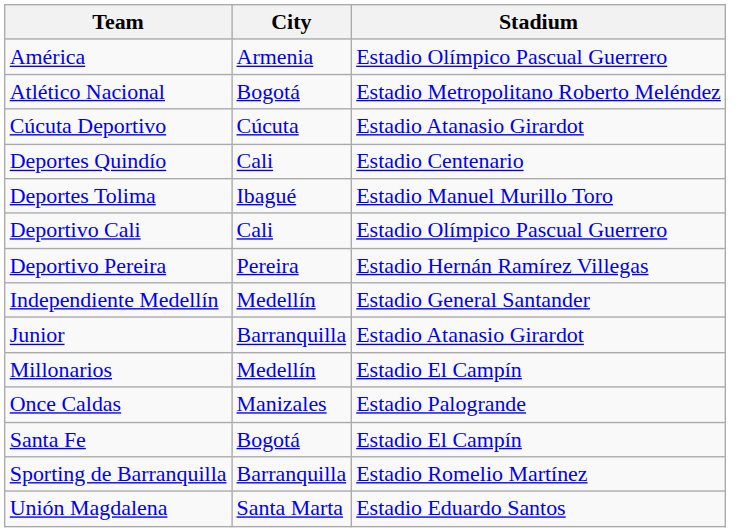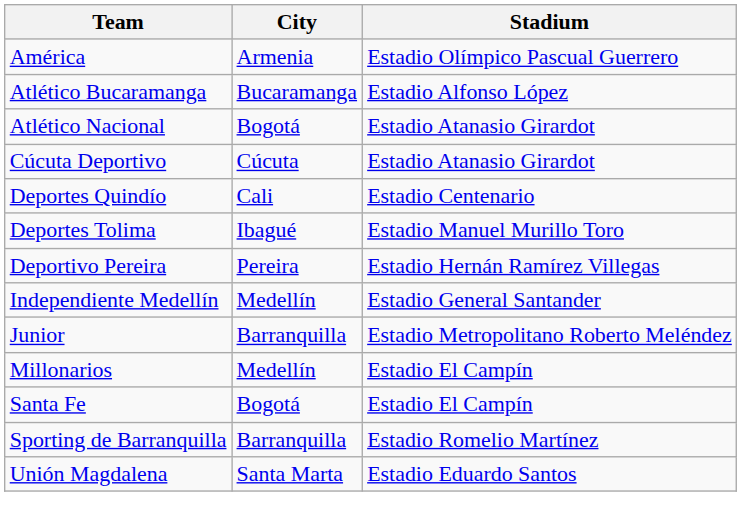+ row: (108, 91)
(539, 91) Estadio Metropolitano Roberto Meléndez -> (481, 126) Estadio Atanasio Girardot
- row: (75, 230)
(470, 334) Estadio Atanasio Girardot -> (549, 334) Estadio Metropolitano Roberto Meléndez
- row: (65, 404)
